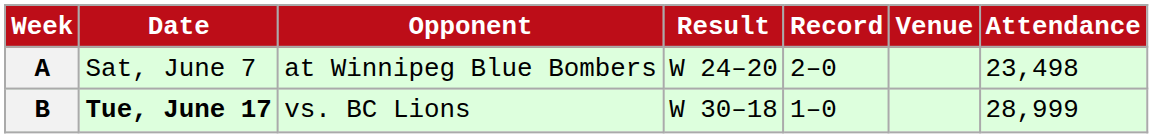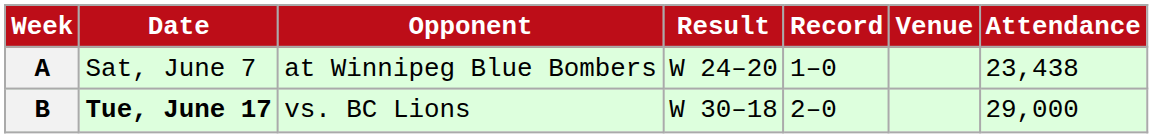(813, 68) 2–0 -> (813, 68) 1–0
(1032, 68) 23,498 -> (1032, 68) 23,438
(813, 110) 1–0 -> (813, 110) 2–0
(1032, 110) 28,999 -> (1032, 110) 29,000
